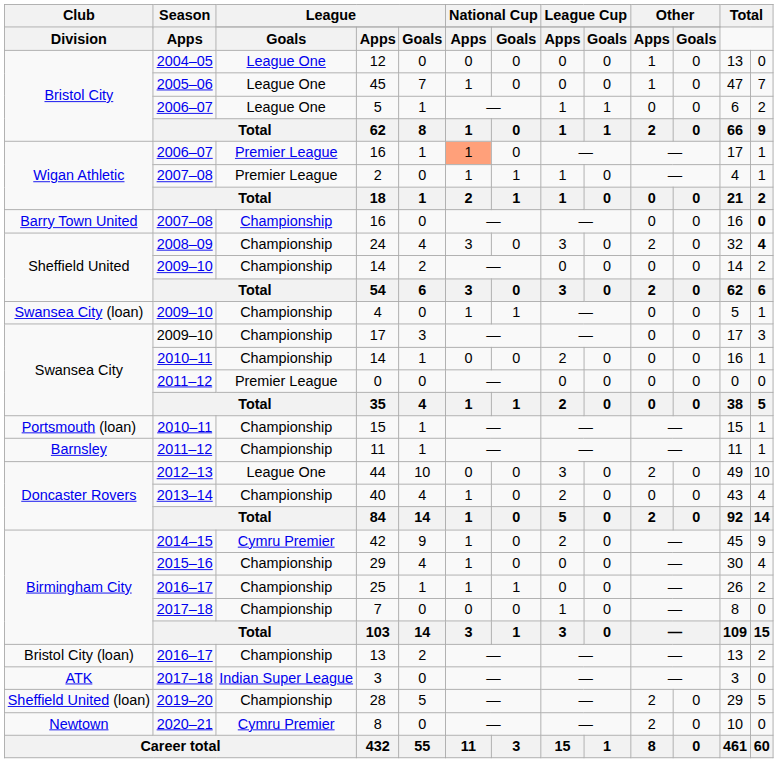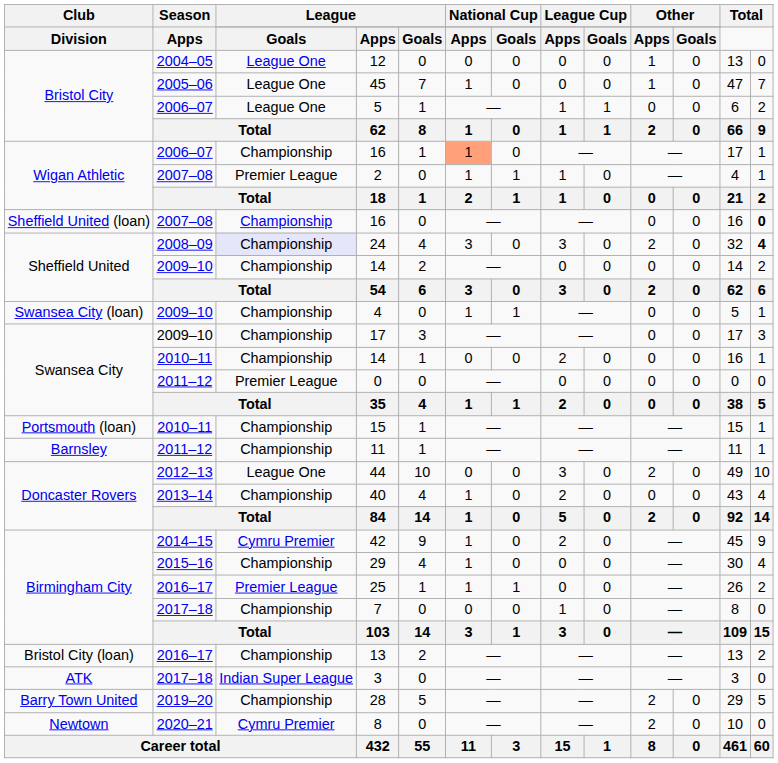(286, 152) Premier League -> (286, 152) Championship
(79, 221) Barry Town United -> (79, 221) Sheffield United (loan)
(286, 244) no background -> (286, 244) lavender background
(286, 586) Championship -> (286, 586) Premier League
(79, 701) Sheffield United (loan) -> (79, 701) Barry Town United
